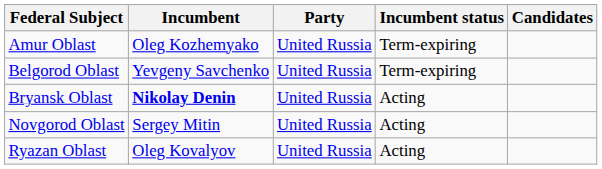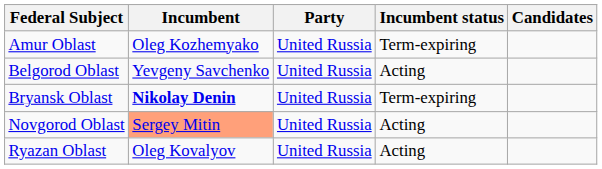(428, 71) Term-expiring -> (402, 71) Acting
(402, 97) Acting -> (428, 97) Term-expiring
(176, 124) no background -> (176, 124) lightsalmon background
